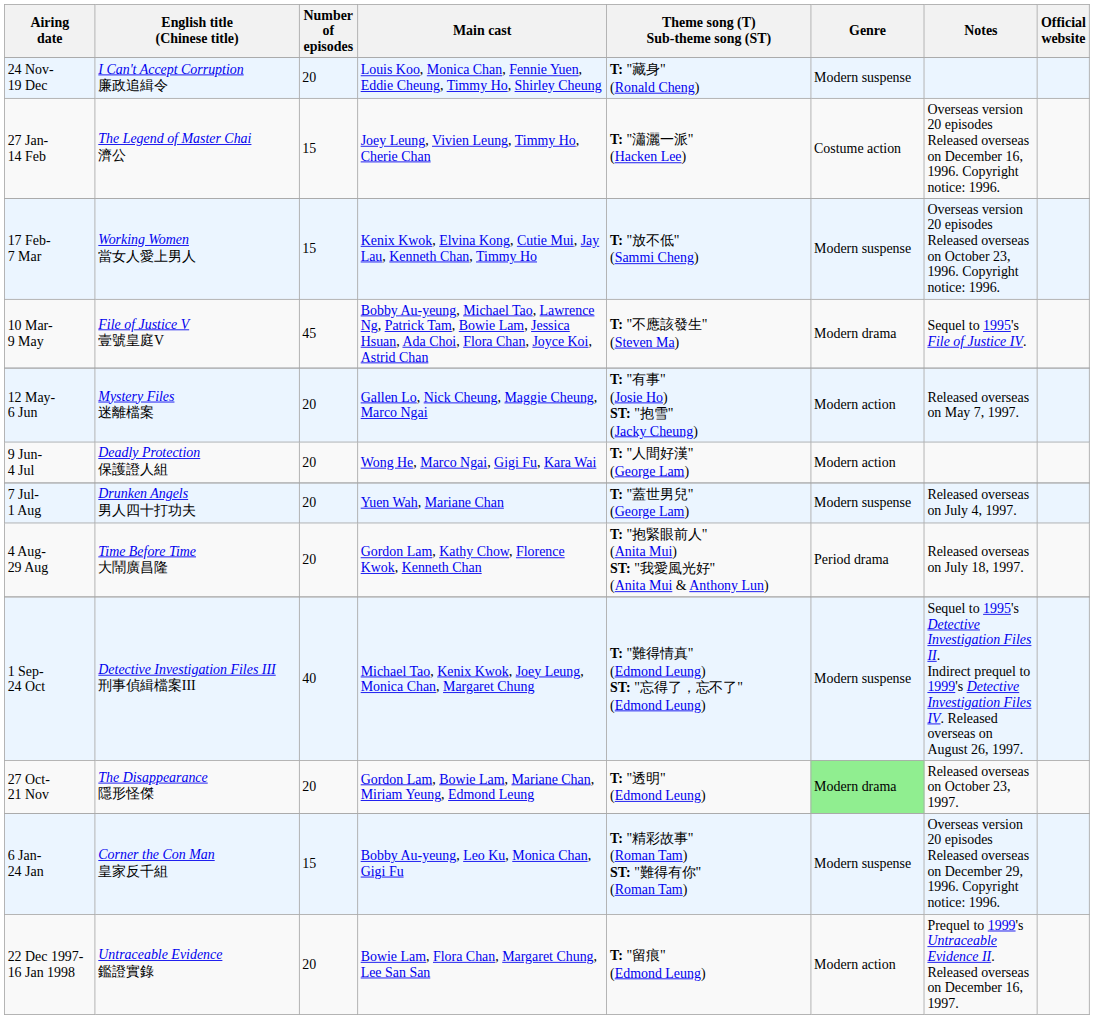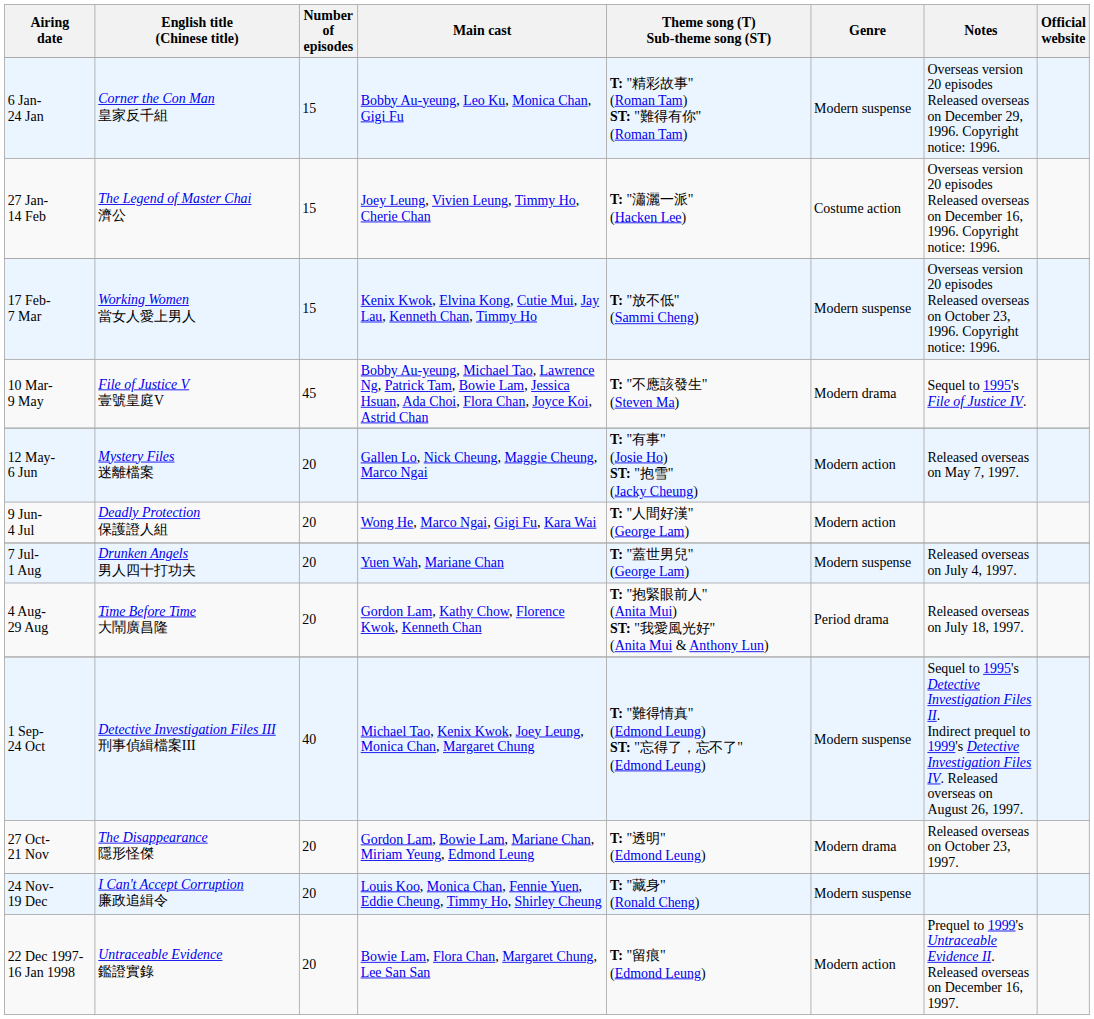rows swapped: (26, 863) <-> (31, 78)
(855, 787) lightgreen background -> (855, 847) no background
